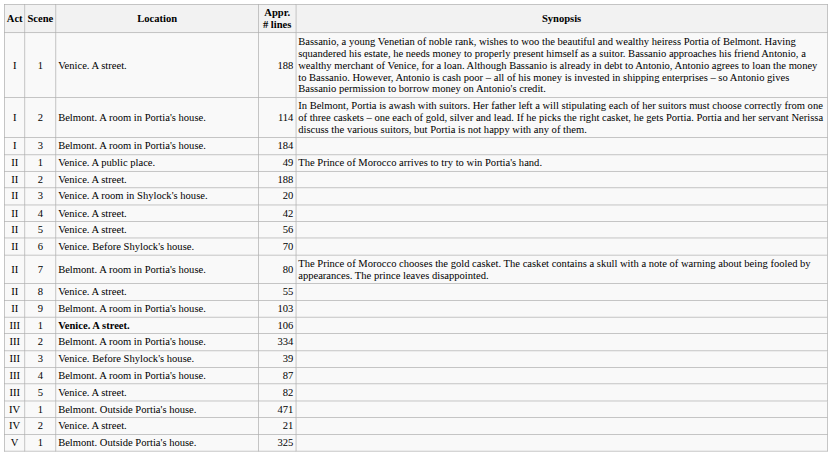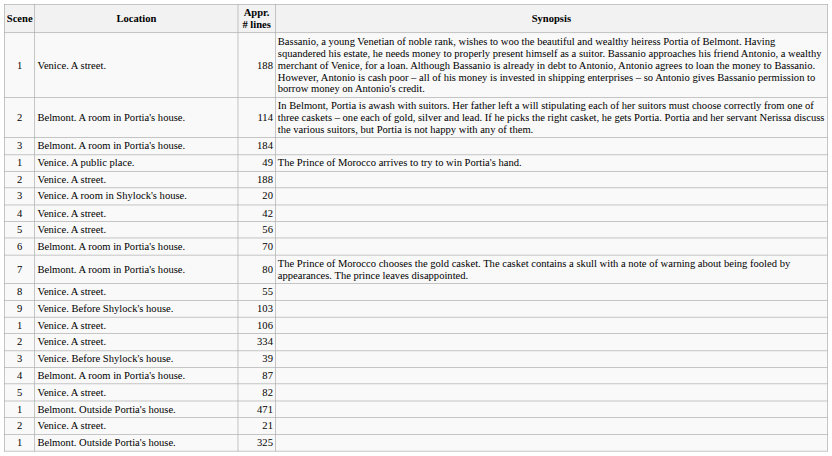- column: (15, 18)
(126, 246) Venice. Before Shylock's house. -> (111, 246) Belmont. A room in Portia's house.
(132, 308) Belmont. A room in Portia's house. -> (105, 308) Venice. Before Shylock's house.
(94, 325) bold -> (72, 325) normal
(132, 342) Belmont. A room in Portia's house. -> (72, 342) Venice. A street.
